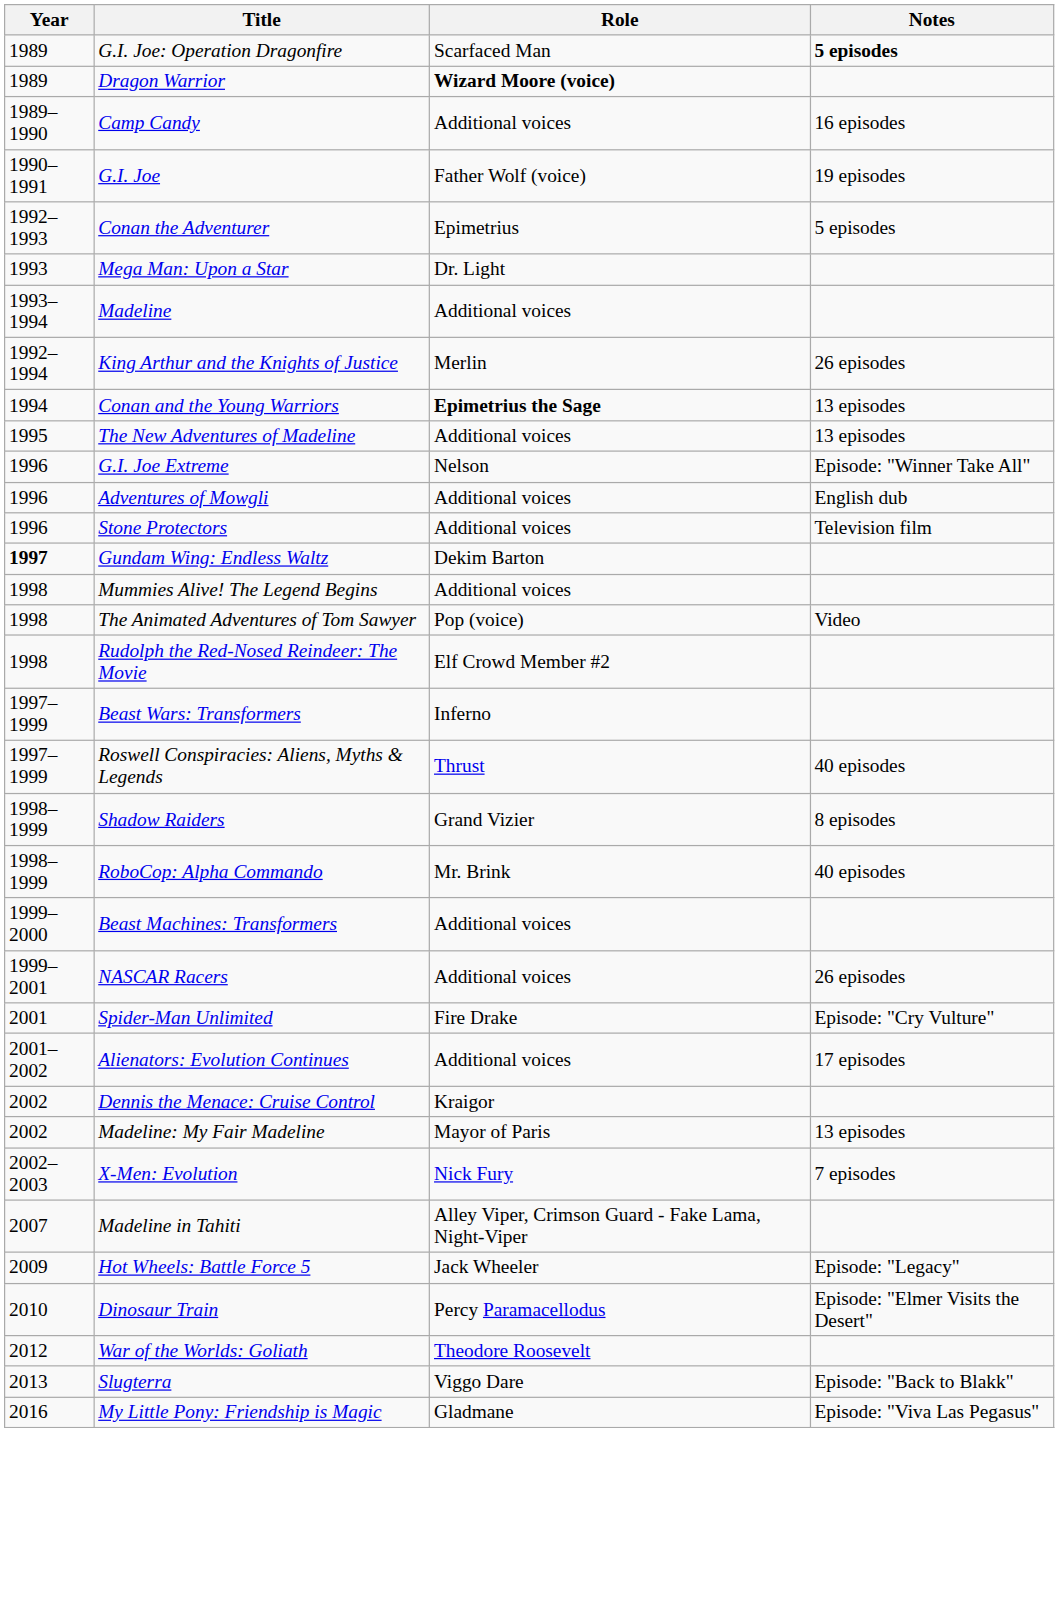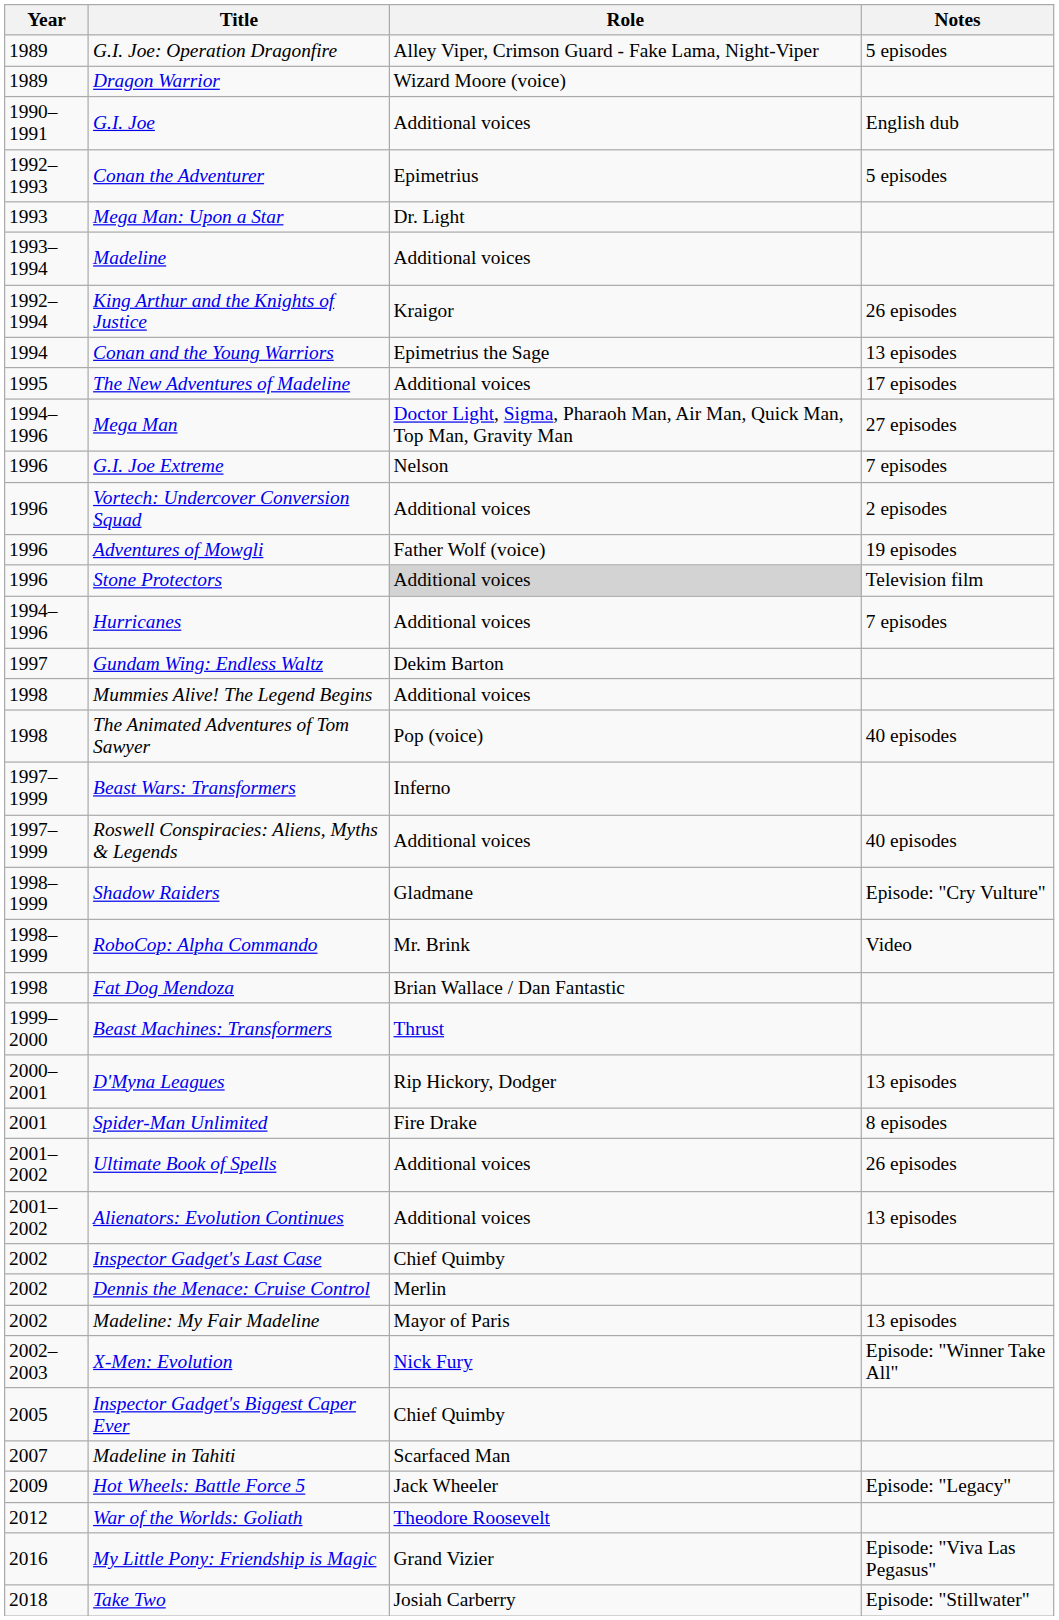(492, 50) Scarfaced Man -> (606, 50) Alley Viper, Crimson Guard - Fake Lama, Night-Viper
(856, 50) bold -> (906, 50) normal
(525, 81) bold -> (480, 81) normal
- row: (149, 122)
(510, 175) Father Wolf (voice) -> (462, 122) Additional voices
(860, 175) 19 episodes -> (912, 122) English dub
(460, 363) Merlin -> (424, 311) Kraigor
(517, 405) bold -> (471, 352) normal
(860, 435) 13 episodes -> (911, 383) 17 episodes
+ row: (135, 424)
(922, 466) Episode: "Winner Take All" -> (906, 466) 7 episodes
+ row: (221, 508)
(503, 497) Additional voices -> (469, 549) Father Wolf (voice)
(861, 497) English dub -> (911, 549) 19 episodes
(503, 527) no background -> (462, 580) lightgrey background
+ row: (137, 621)
(28, 558) bold -> (28, 663) normal
(837, 620) Video -> (911, 735) 40 episodes
- row: (248, 661)
(459, 766) Thrust -> (462, 840) Additional voices
(484, 819) Grand Vizier -> (433, 893) Gladmane
(855, 819) 8 episodes -> (956, 893) Episode: "Cry Vulture"
(860, 871) 40 episodes -> (889, 945) Video
+ row: (164, 987)
(503, 924) Additional voices -> (419, 1028) Thrust
- row: (163, 976)
+ row: (159, 1081)
(904, 1018) Episode: "Cry Vulture" -> (906, 1123) 8 episodes
+ row: (185, 1164)
(860, 1059) 17 episodes -> (911, 1217) 13 episodes
+ row: (207, 1258)
(464, 1101) Kraigor -> (420, 1289) Merlin
(855, 1173) 7 episodes -> (956, 1361) Episode: "Winner Take All"
+ row: (224, 1414)
(597, 1226) Alley Viper, Crimson Guard - Fake Lama, Night-Viper -> (452, 1455) Scarfaced Man
- row: (158, 1309)
- row: (135, 1381)
(474, 1412) Gladmane -> (444, 1558) Grand Vizier
+ row: (129, 1600)
